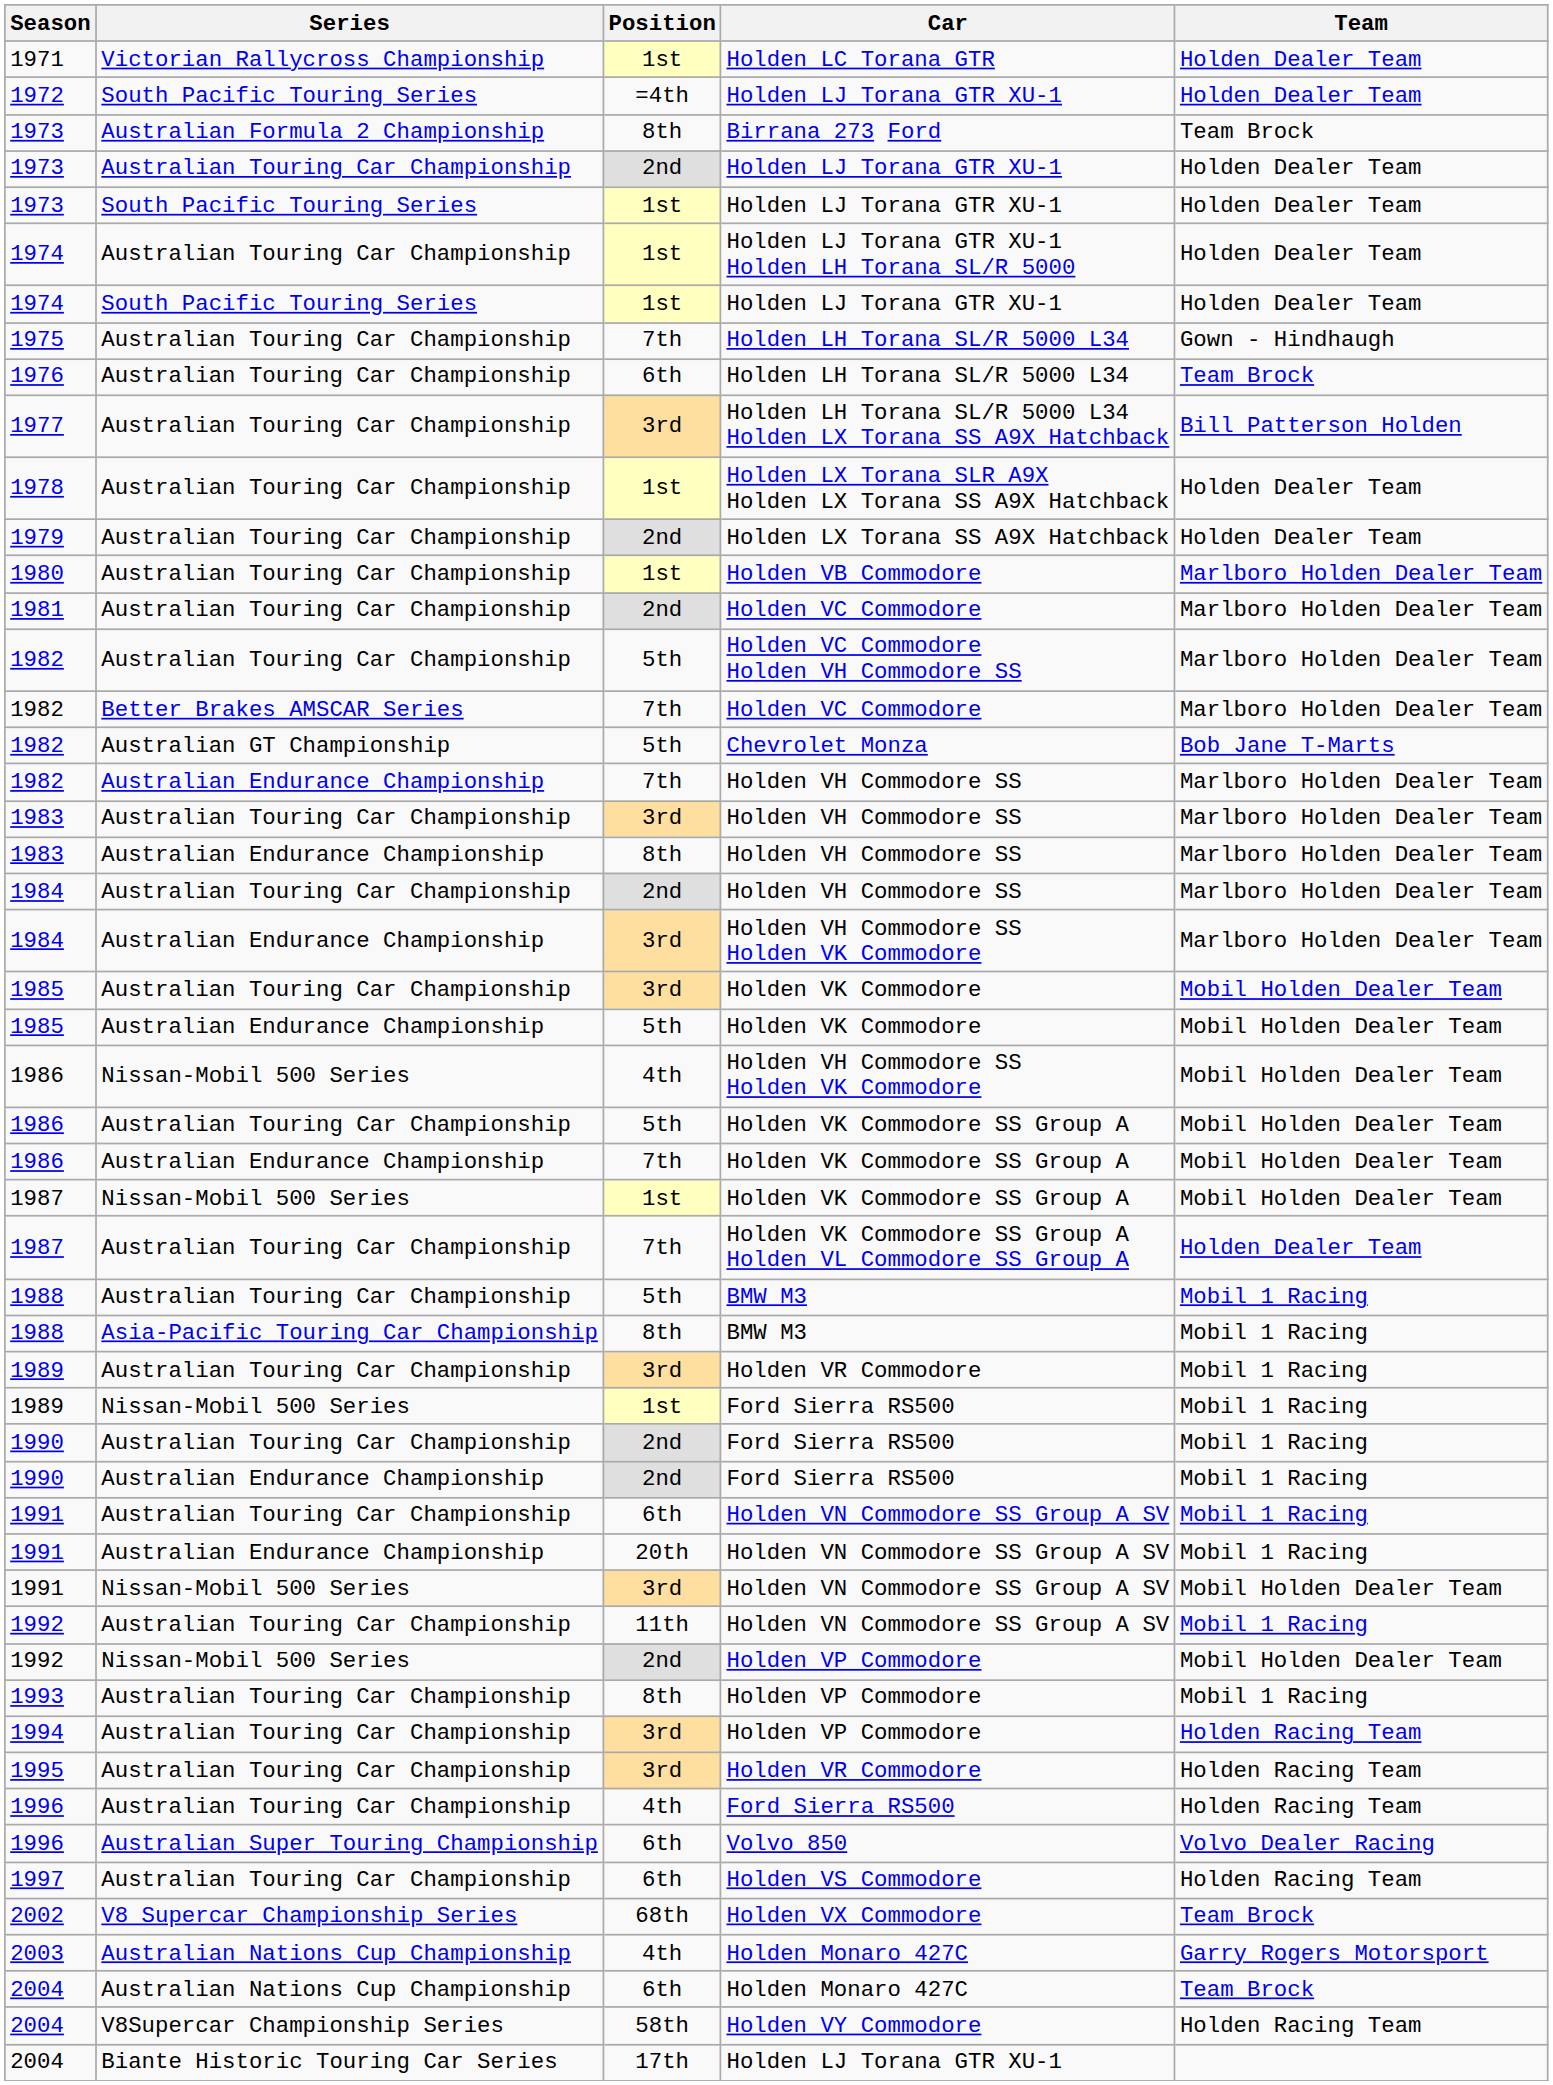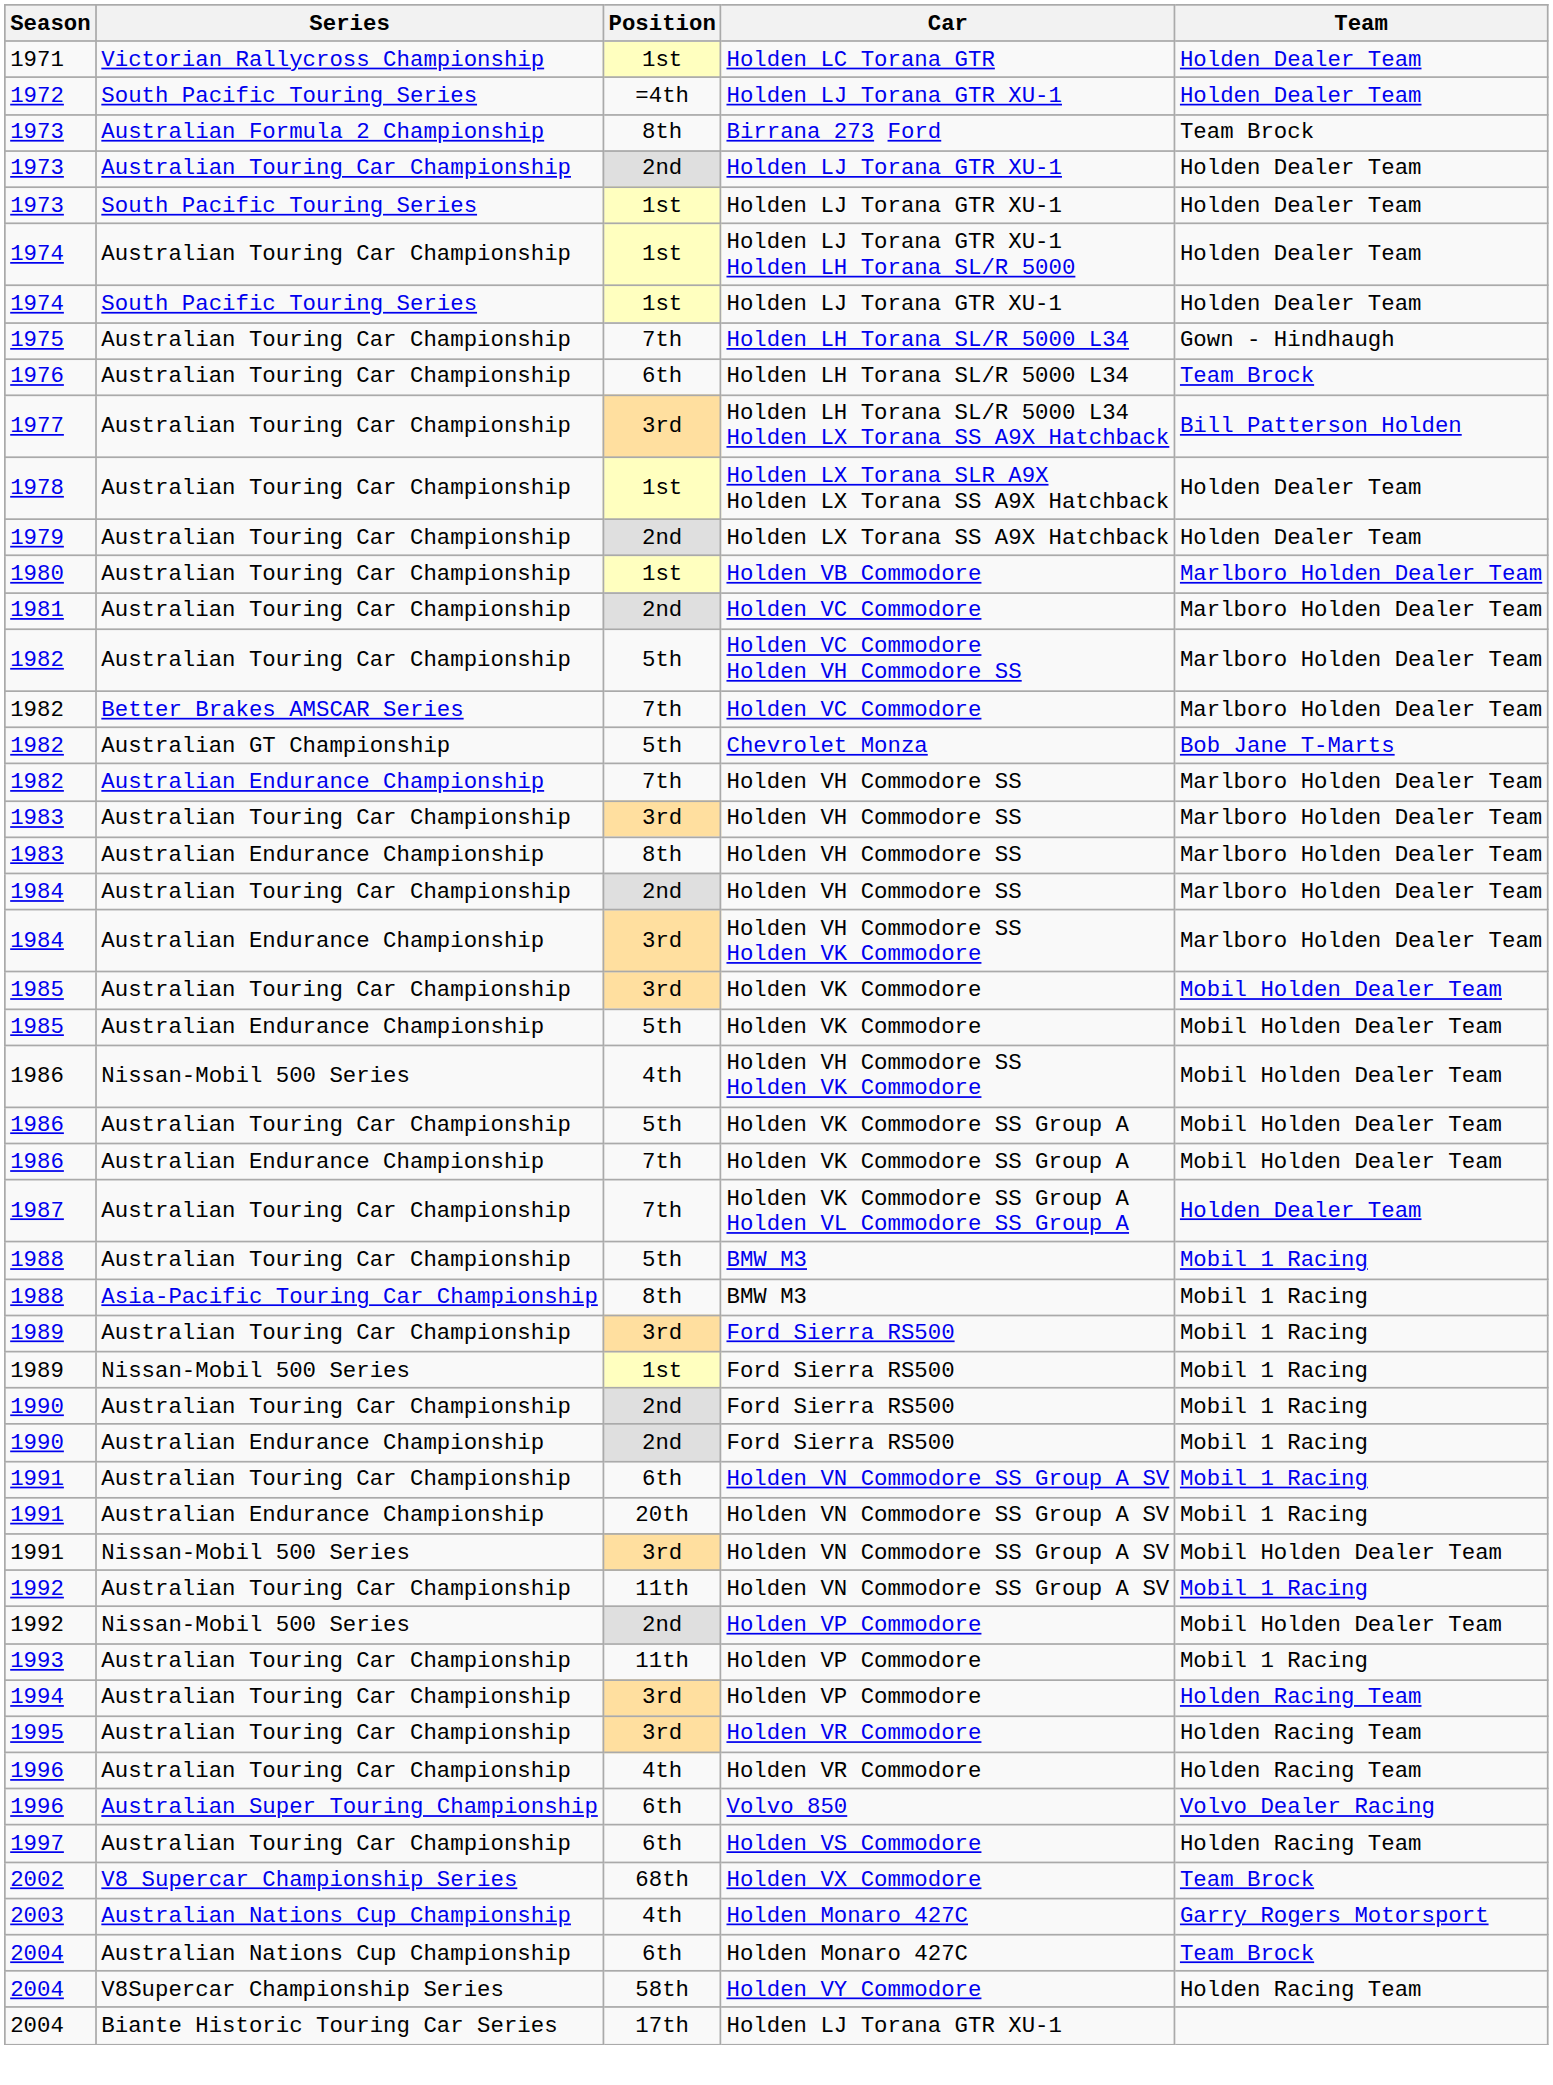- row: (37, 1198)
(854, 1370) Holden VR Commodore -> (841, 1333) Ford Sierra RS500
(662, 1698) 8th -> (662, 1661) 11th
(841, 1807) Ford Sierra RS500 -> (854, 1771) Holden VR Commodore
